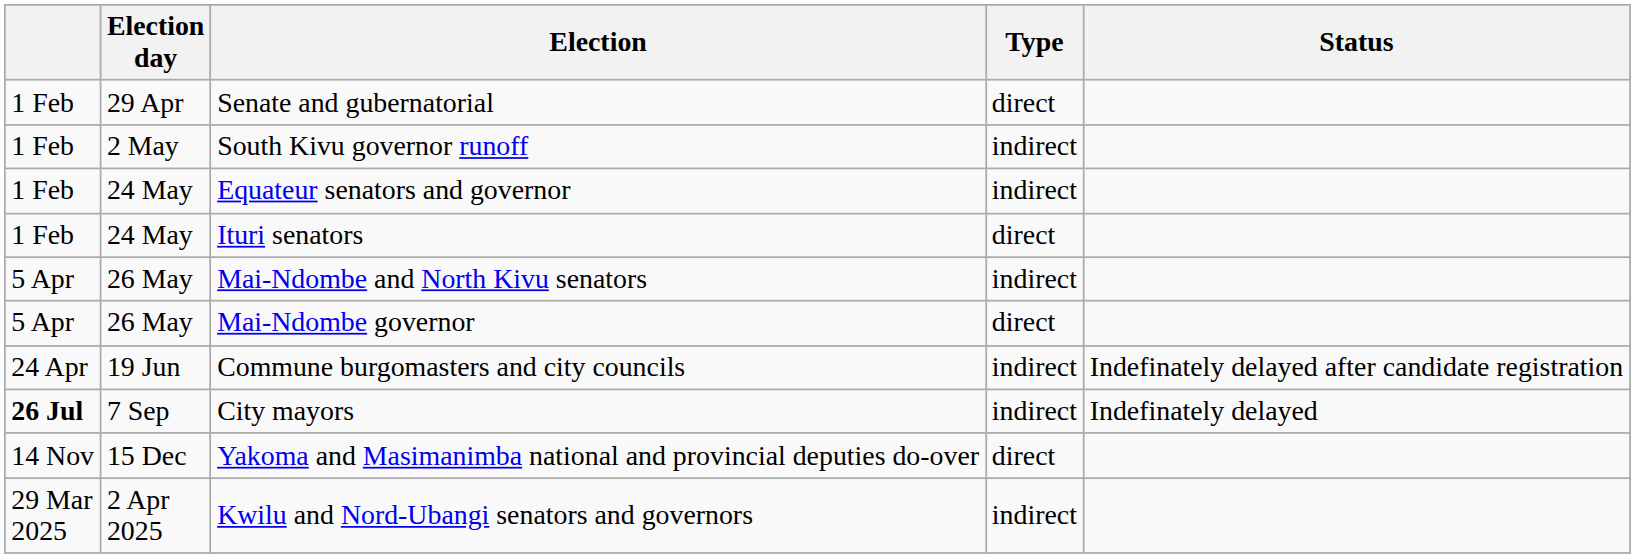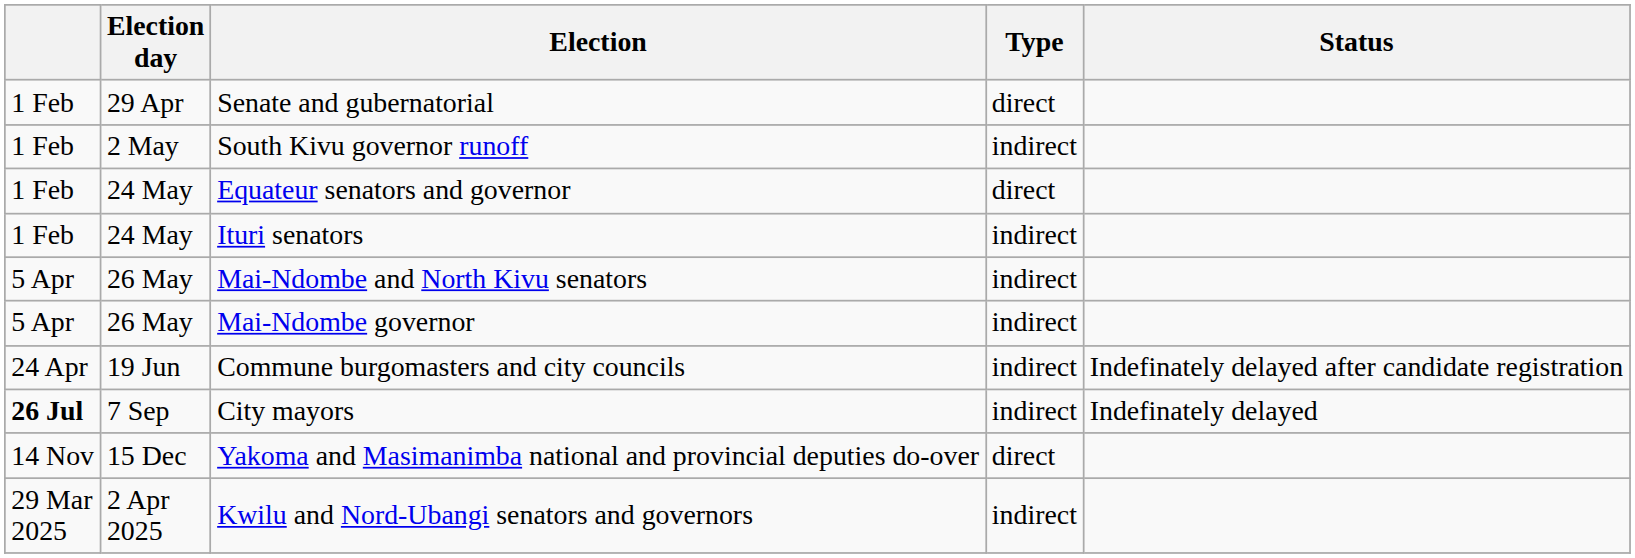(1034, 190) indirect -> (1024, 190) direct
(1024, 234) direct -> (1034, 234) indirect
(1024, 322) direct -> (1034, 322) indirect
